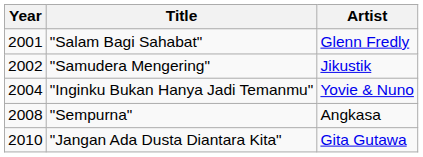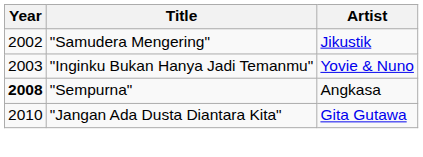- row: (126, 41)
(25, 90) 2004 -> (25, 66) 2003
(25, 115) normal -> (25, 90) bold
